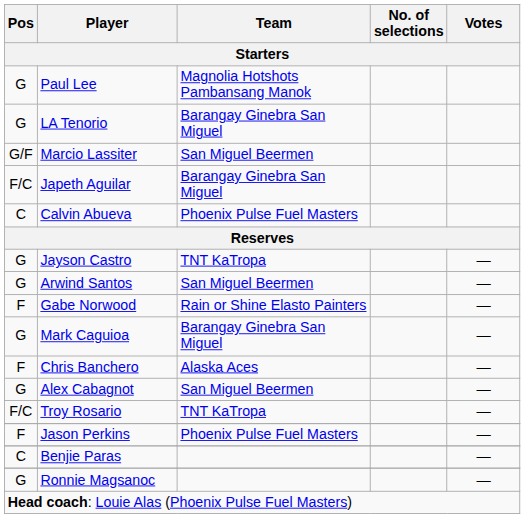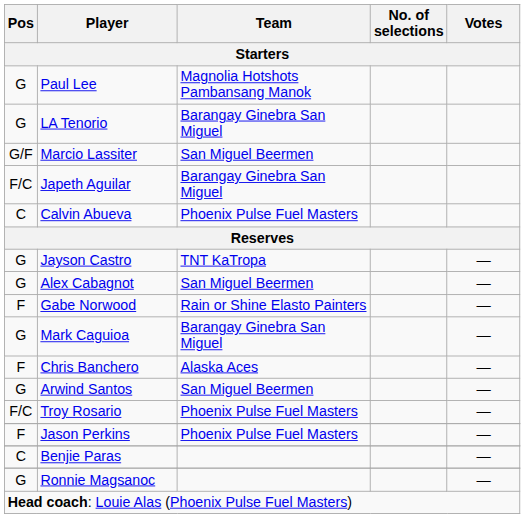rows swapped: (87, 389) <-> (86, 283)
(223, 412) TNT KaTropa -> (269, 412) Phoenix Pulse Fuel Masters
